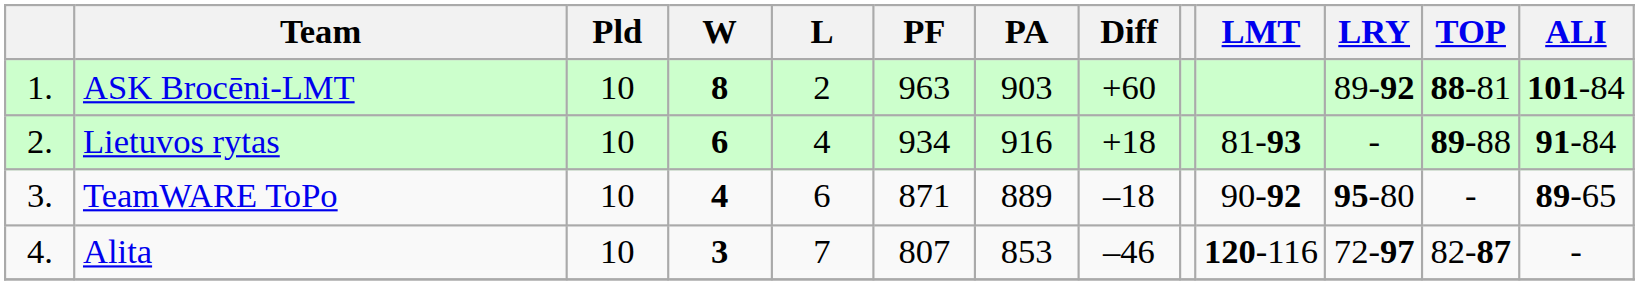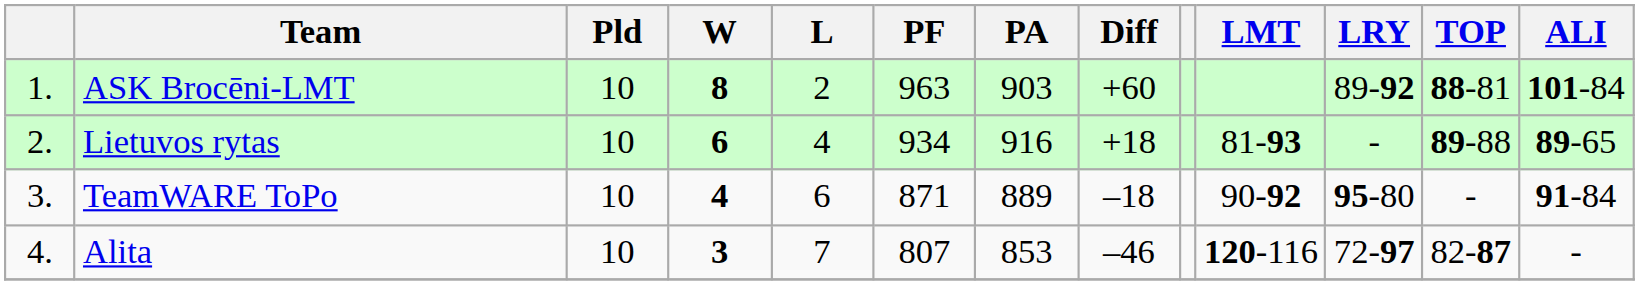(1576, 141) 91-84 -> (1576, 141) 89-65
(1576, 196) 89-65 -> (1576, 196) 91-84
